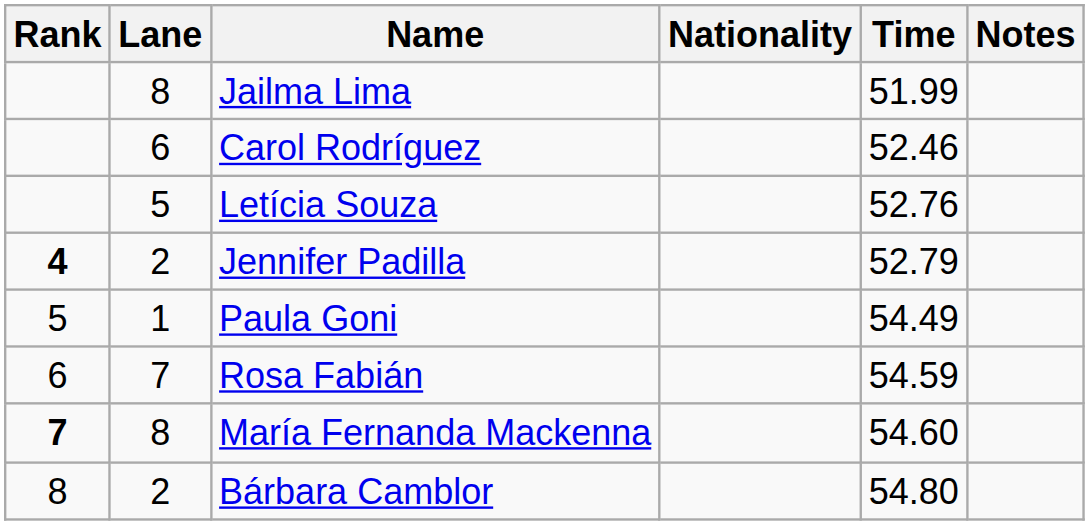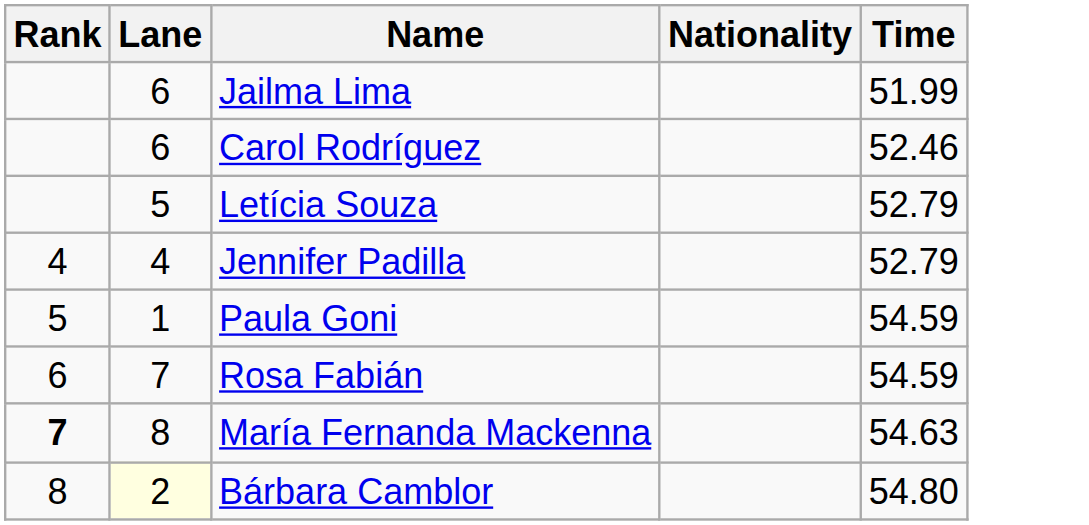- column: (1026, 34)
(160, 91) 8 -> (160, 91) 6
(914, 205) 52.76 -> (914, 205) 52.79
(58, 262) bold -> (58, 262) normal
(160, 262) 2 -> (160, 262) 4
(914, 319) 54.49 -> (914, 319) 54.59
(914, 433) 54.60 -> (914, 433) 54.63
(160, 490) no background -> (160, 490) lightyellow background
